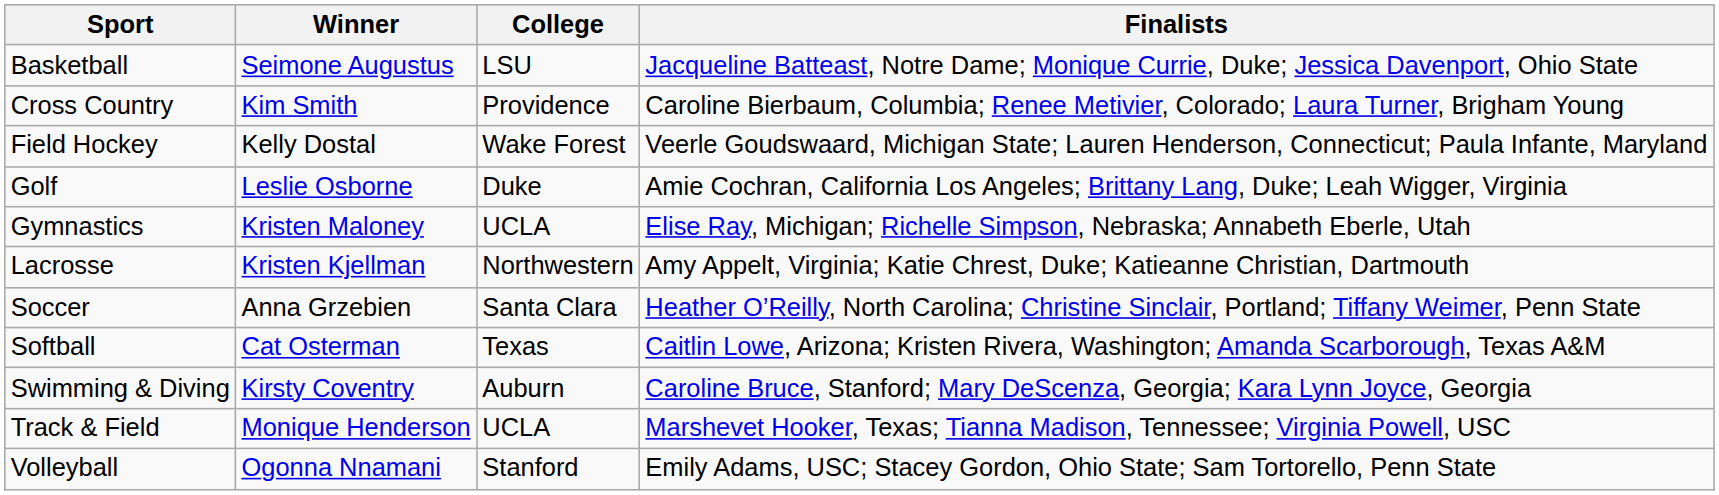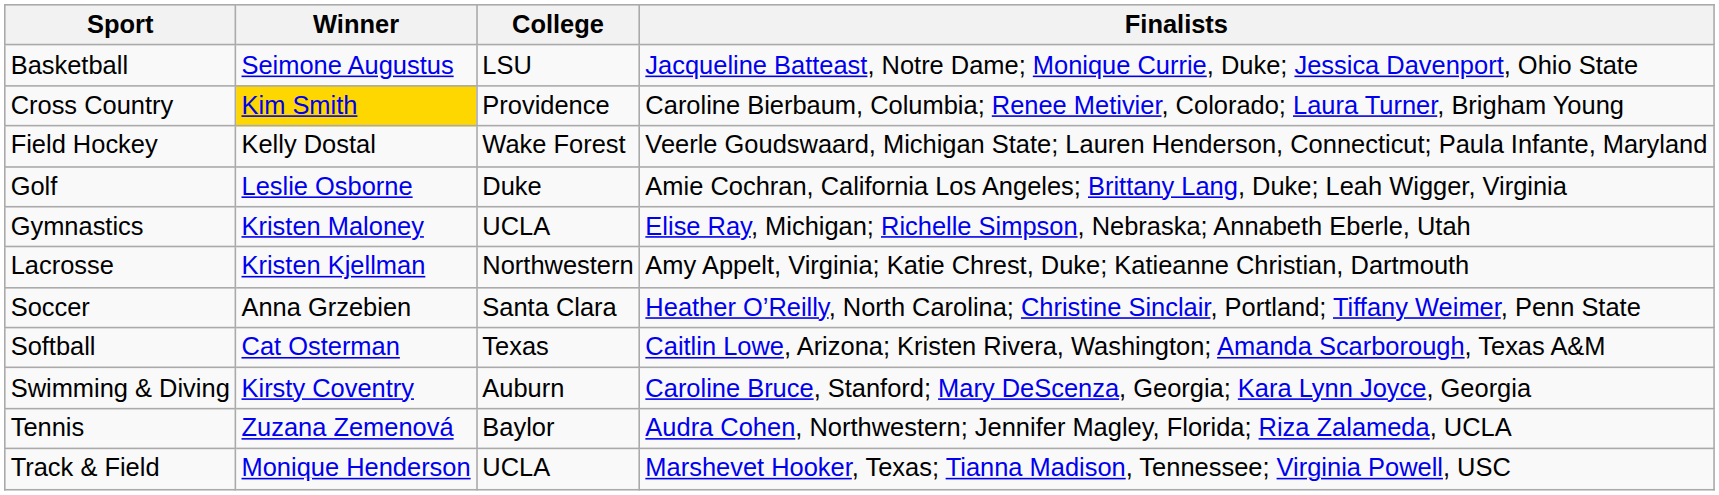(299, 105) no background -> (299, 105) gold background
+ row: (47, 428)
- row: (64, 468)
